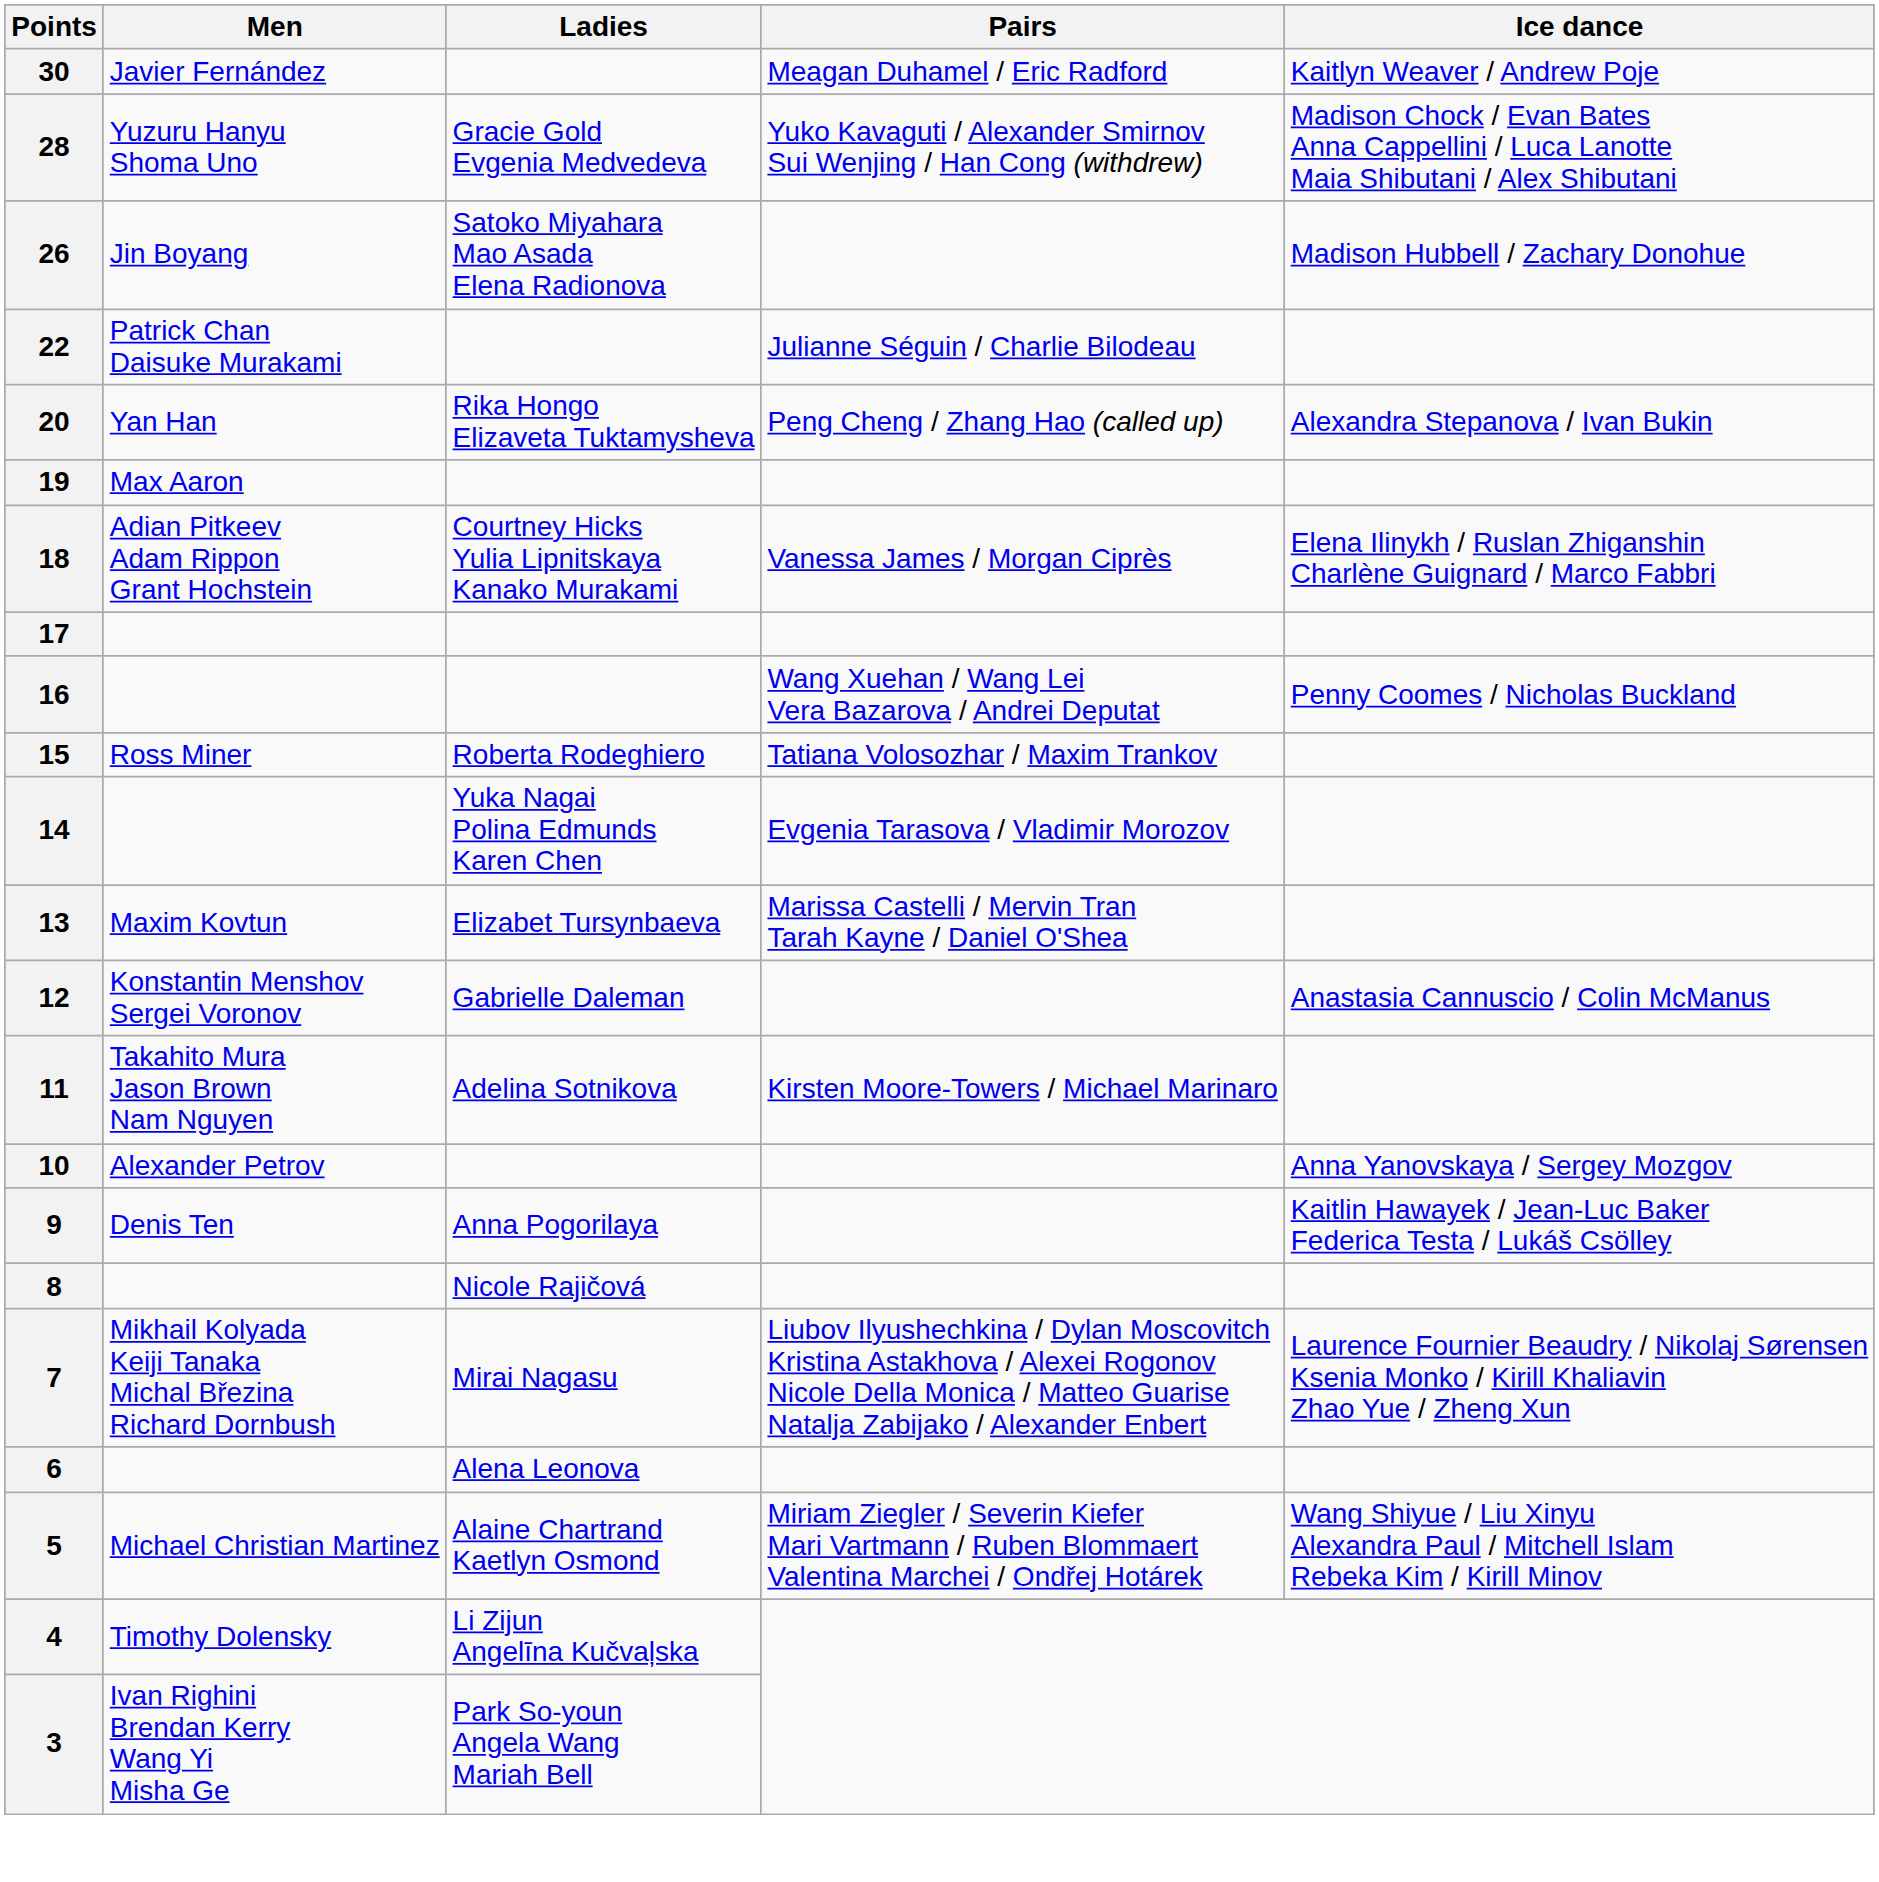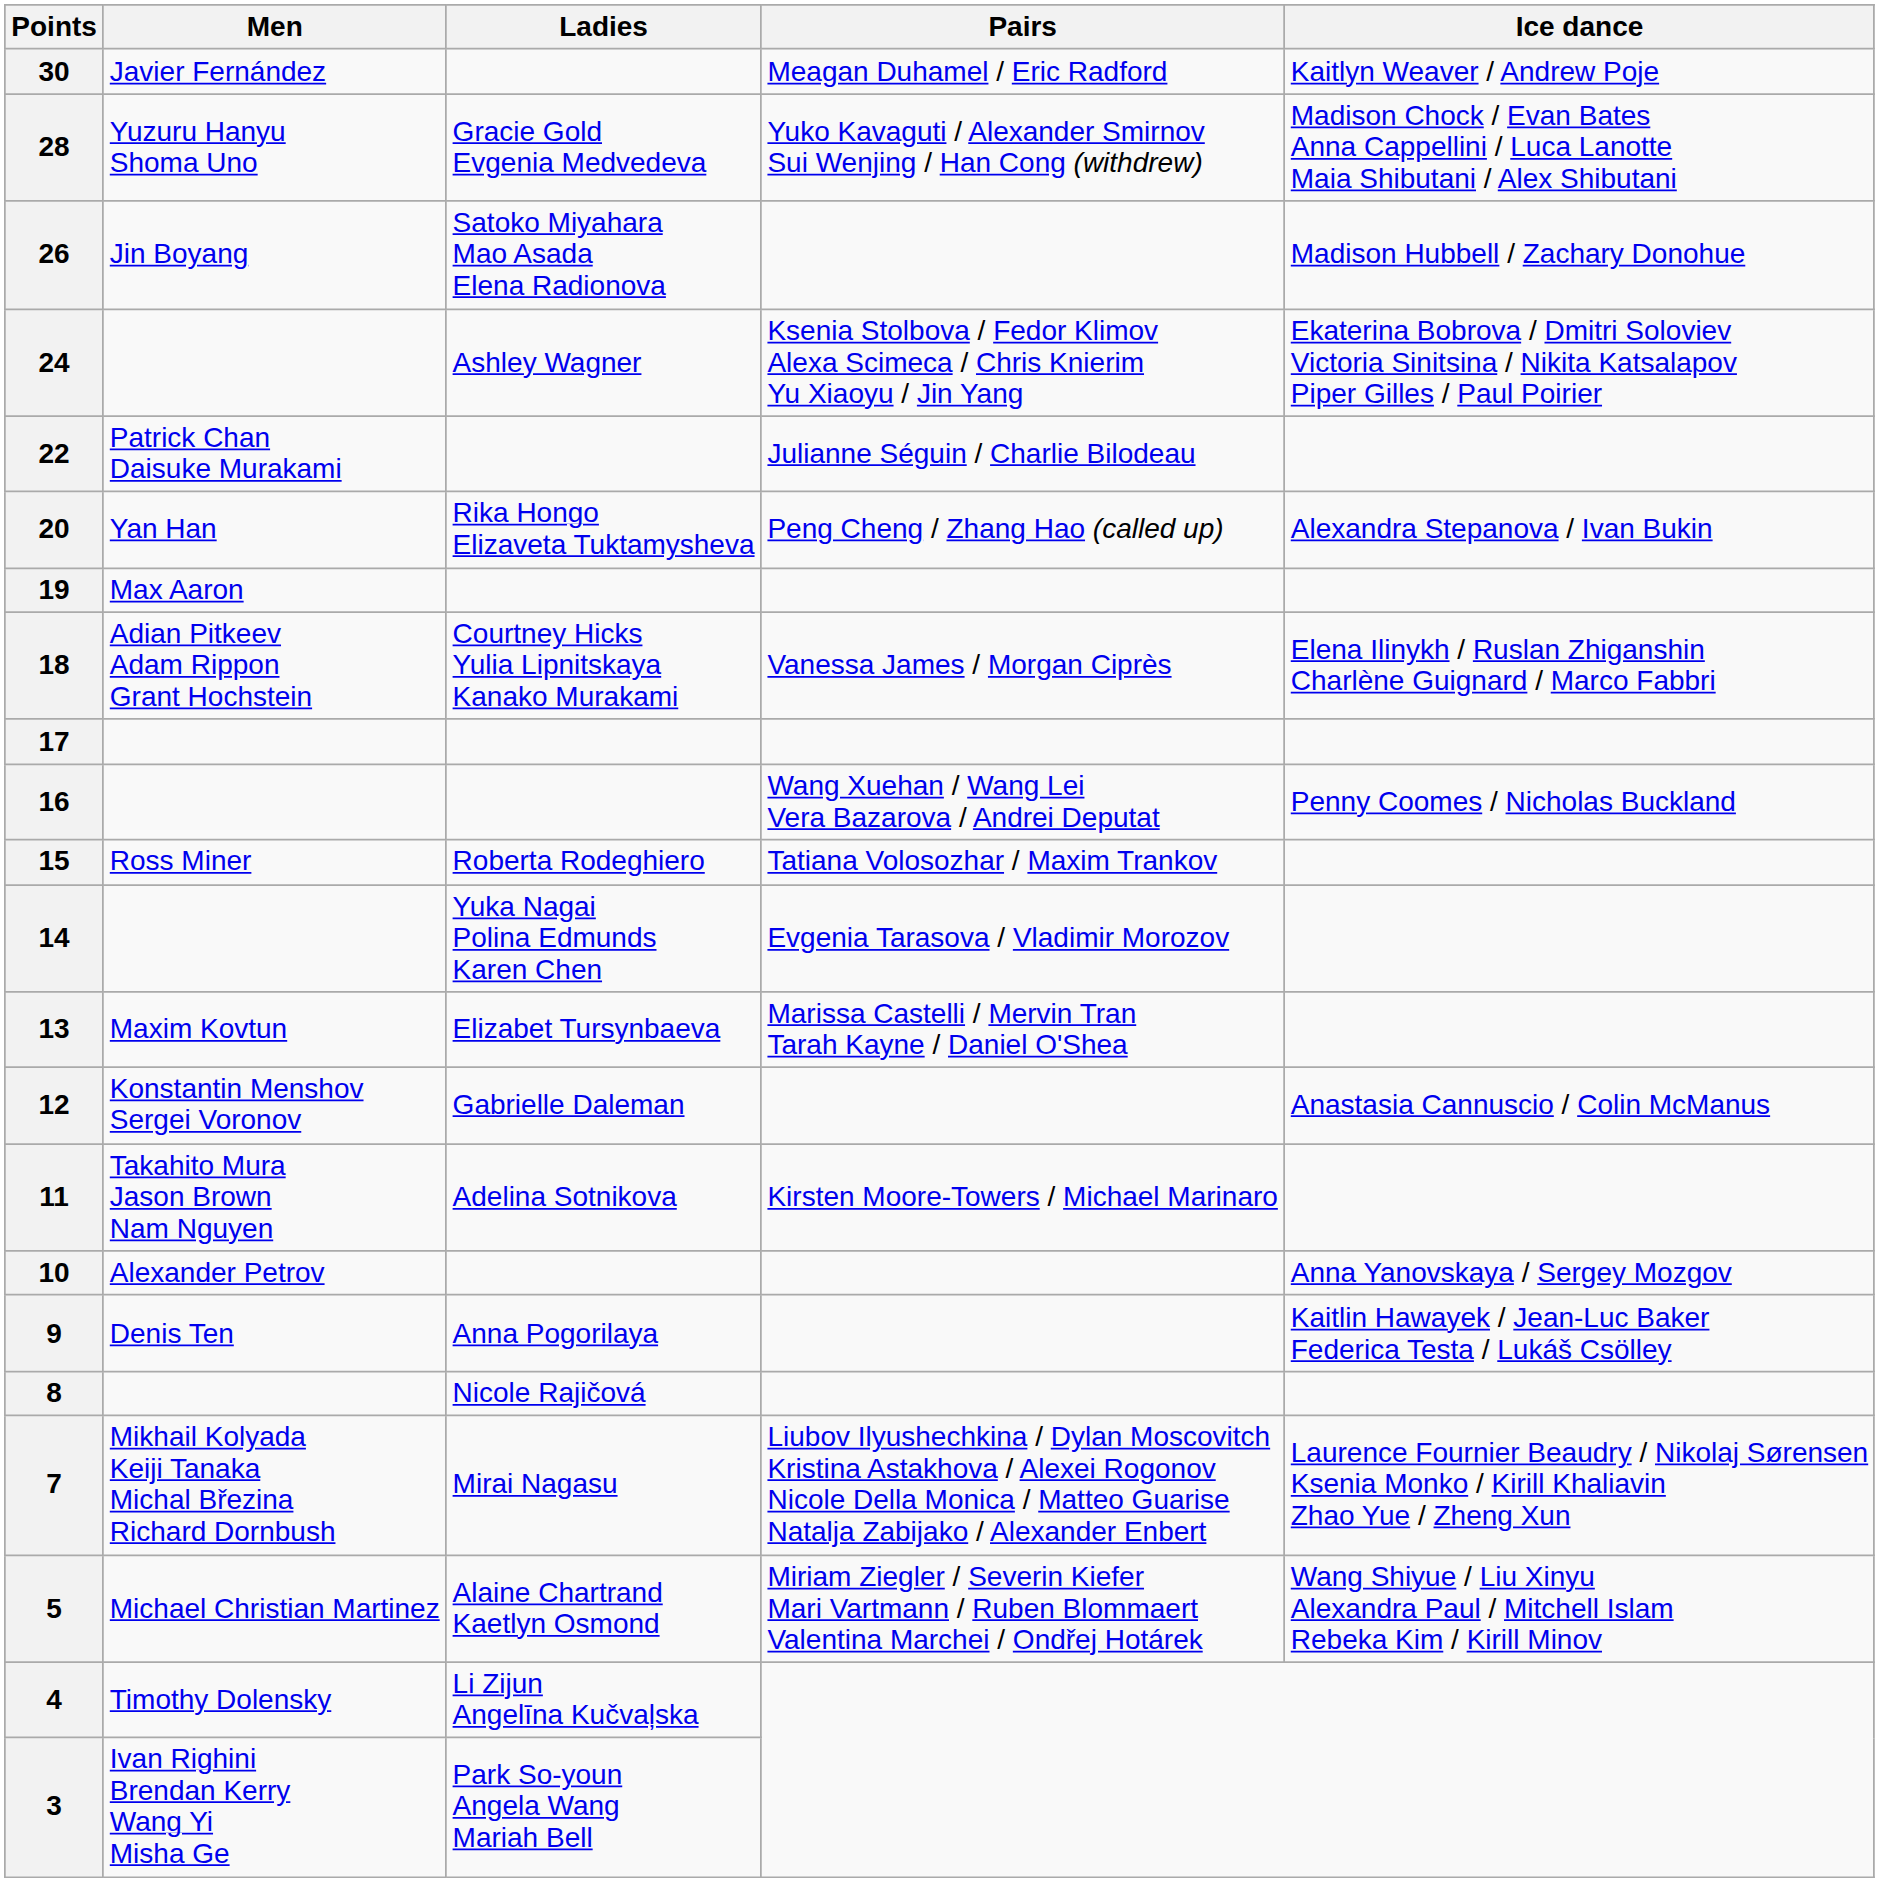+ row: (54, 361)
- row: (54, 1468)
